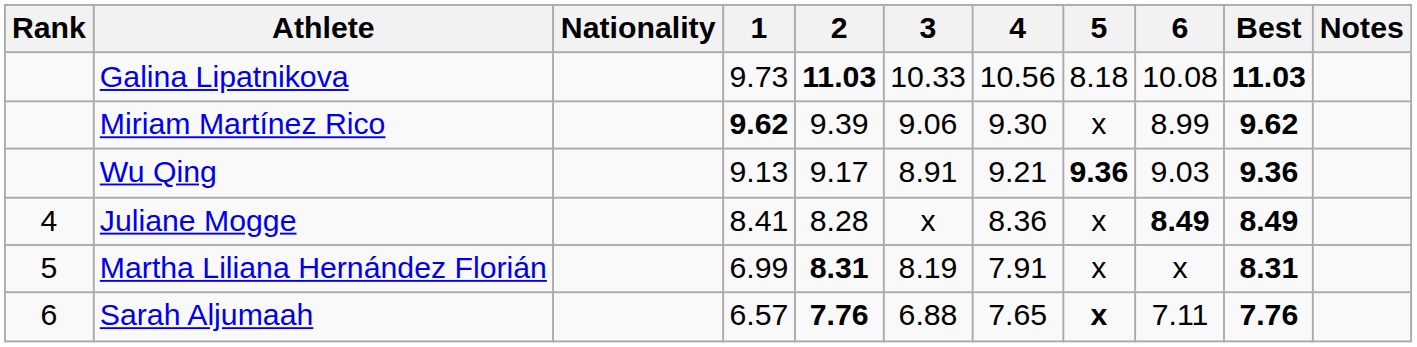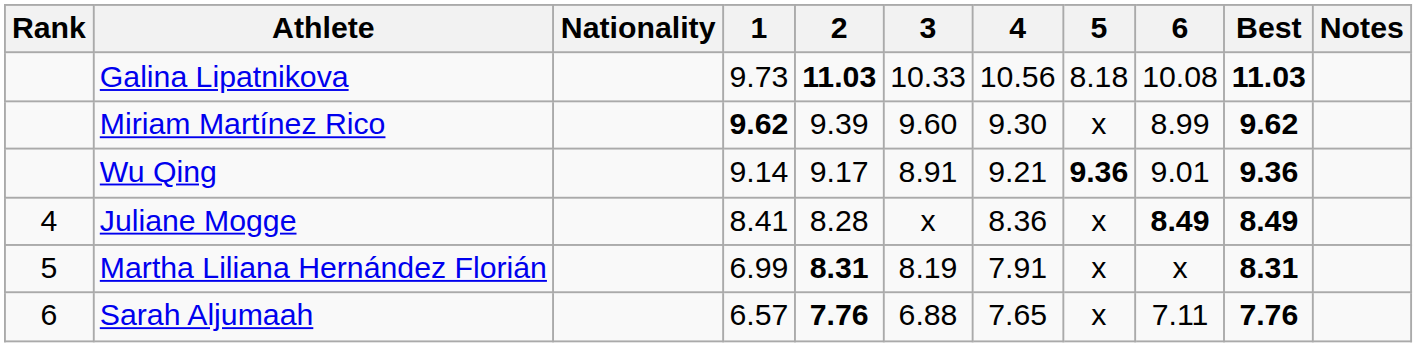(928, 124) 9.06 -> (928, 124) 9.60
(759, 172) 9.13 -> (759, 172) 9.14
(1180, 172) 9.03 -> (1180, 172) 9.01
(1099, 316) bold -> (1099, 316) normal
